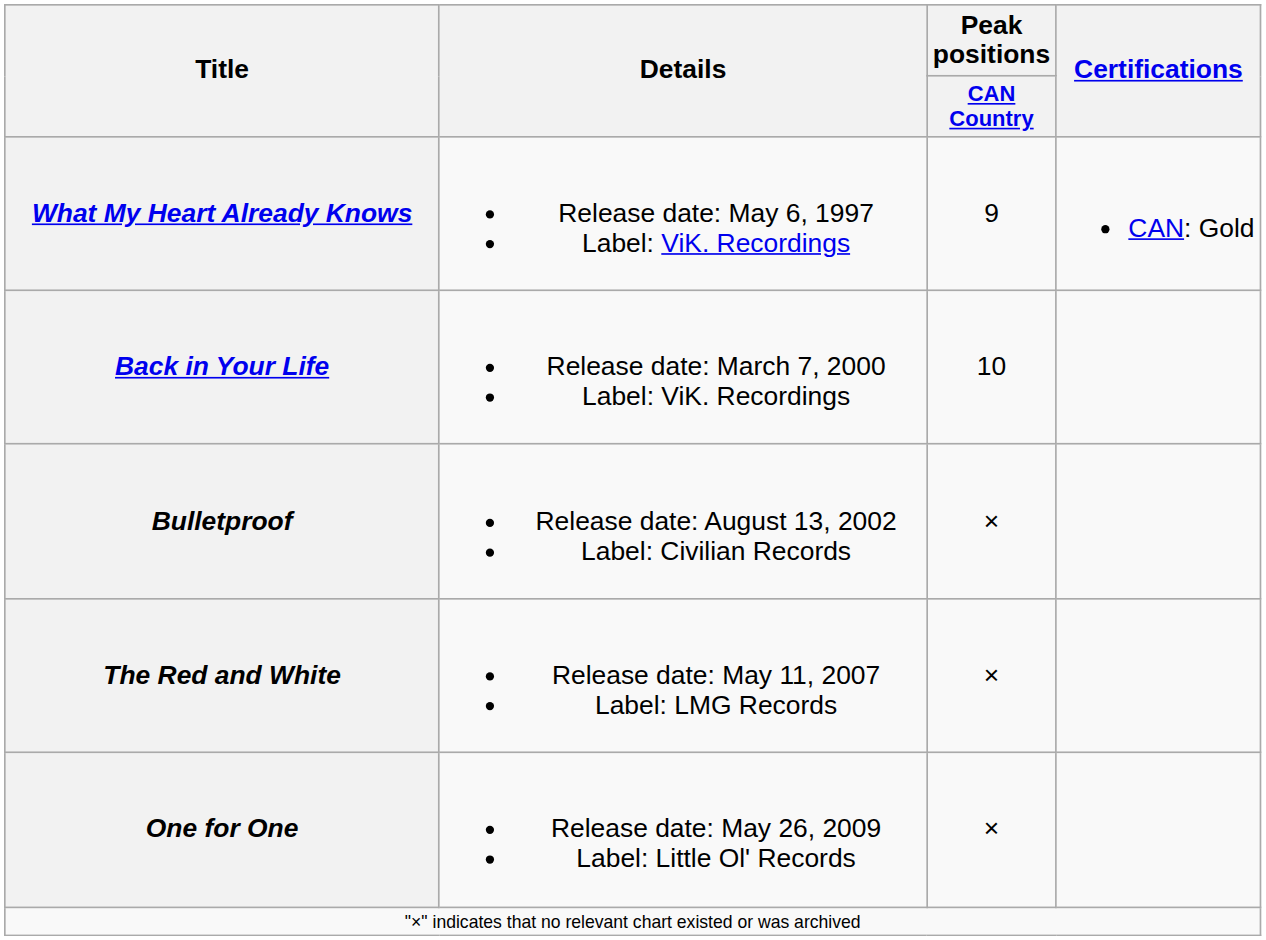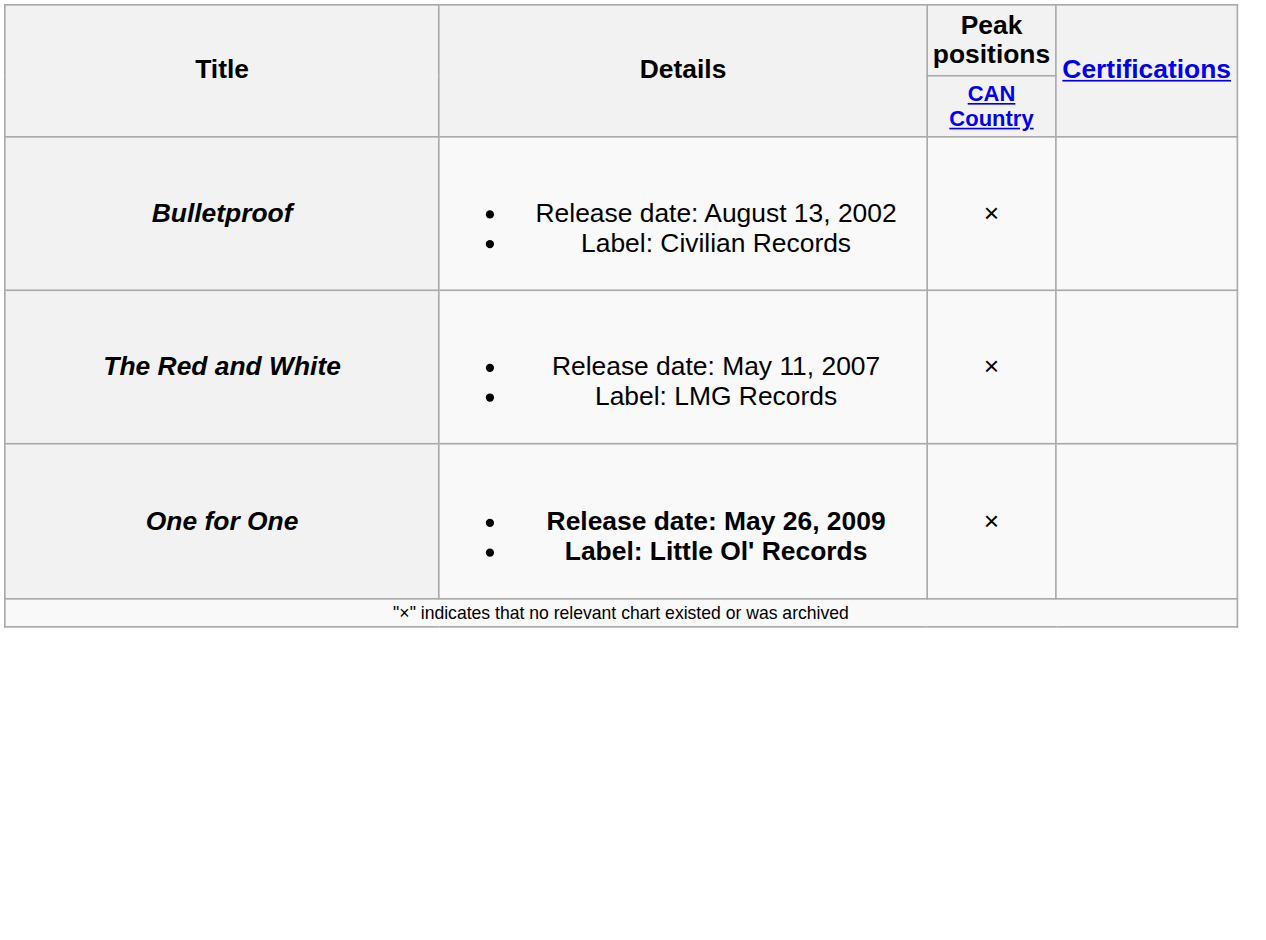- row: (222, 213)
- row: (222, 367)
(683, 844) normal -> (683, 536) bold
